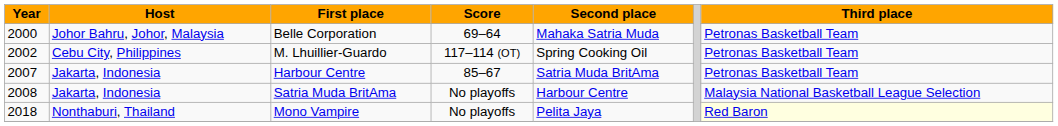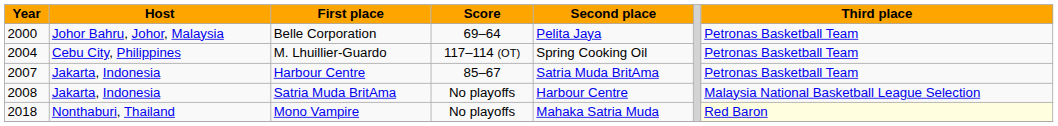(598, 33) Mahaka Satria Muda -> (569, 33) Pelita Jaya
(22, 53) 2002 -> (22, 53) 2004
(569, 112) Pelita Jaya -> (598, 112) Mahaka Satria Muda
